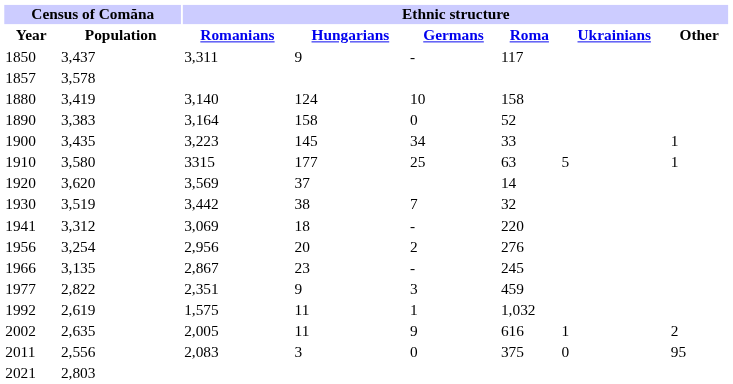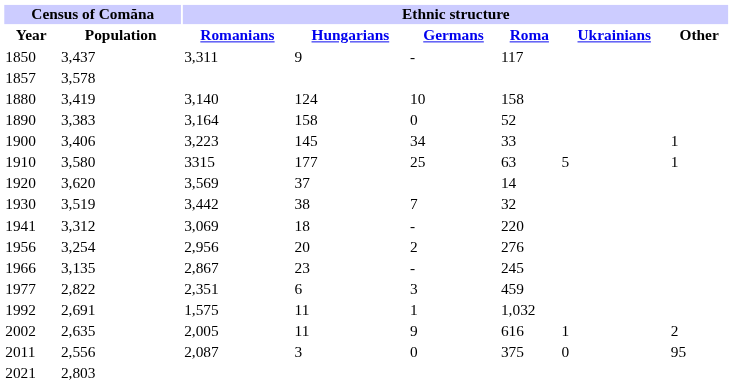(78, 141) 3,435 -> (78, 141) 3,406
(298, 289) 9 -> (298, 289) 6
(78, 310) 2,619 -> (78, 310) 2,691
(201, 352) 2,083 -> (201, 352) 2,087
